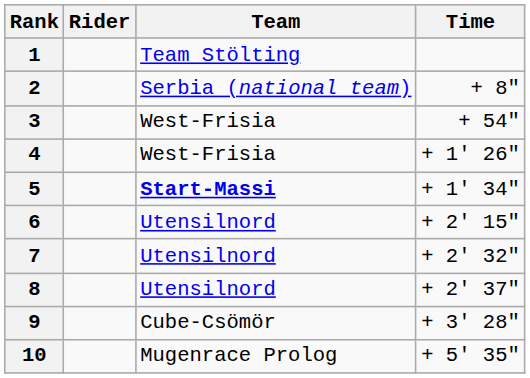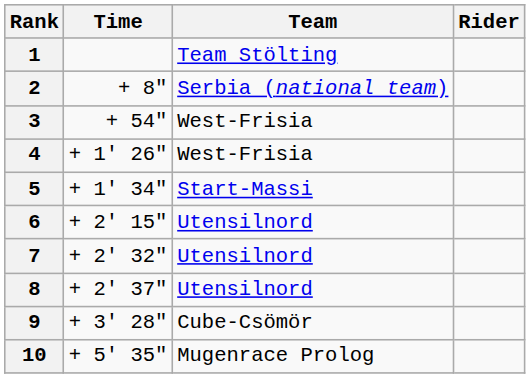columns swapped: (100, 22) <-> (470, 22)
(208, 189) bold -> (245, 189) normal
